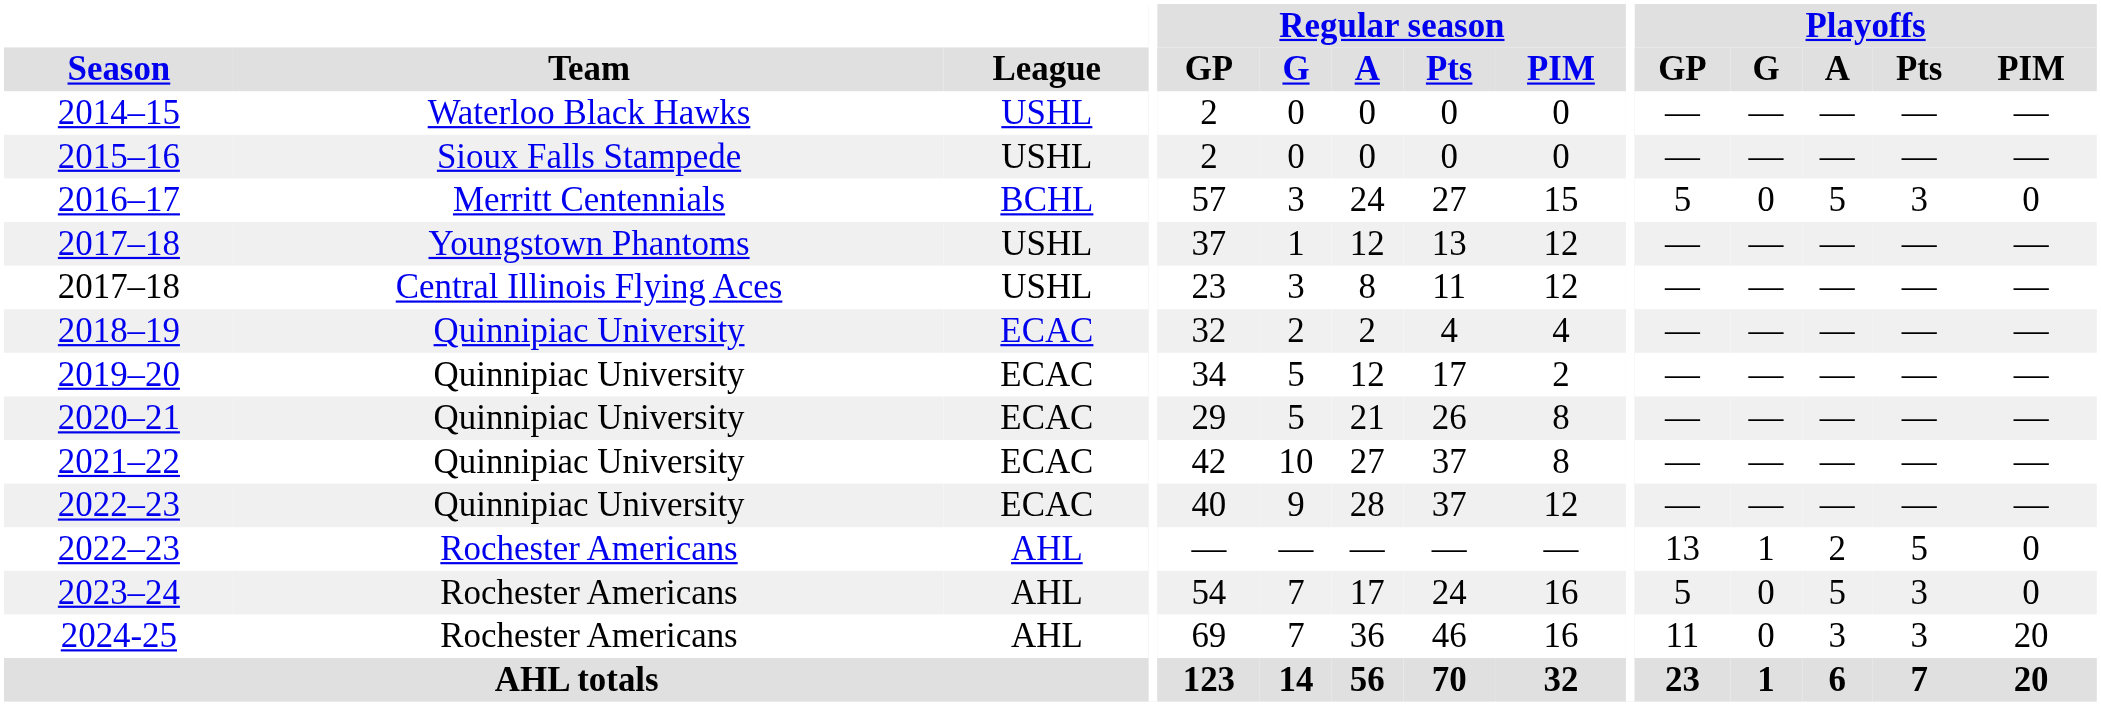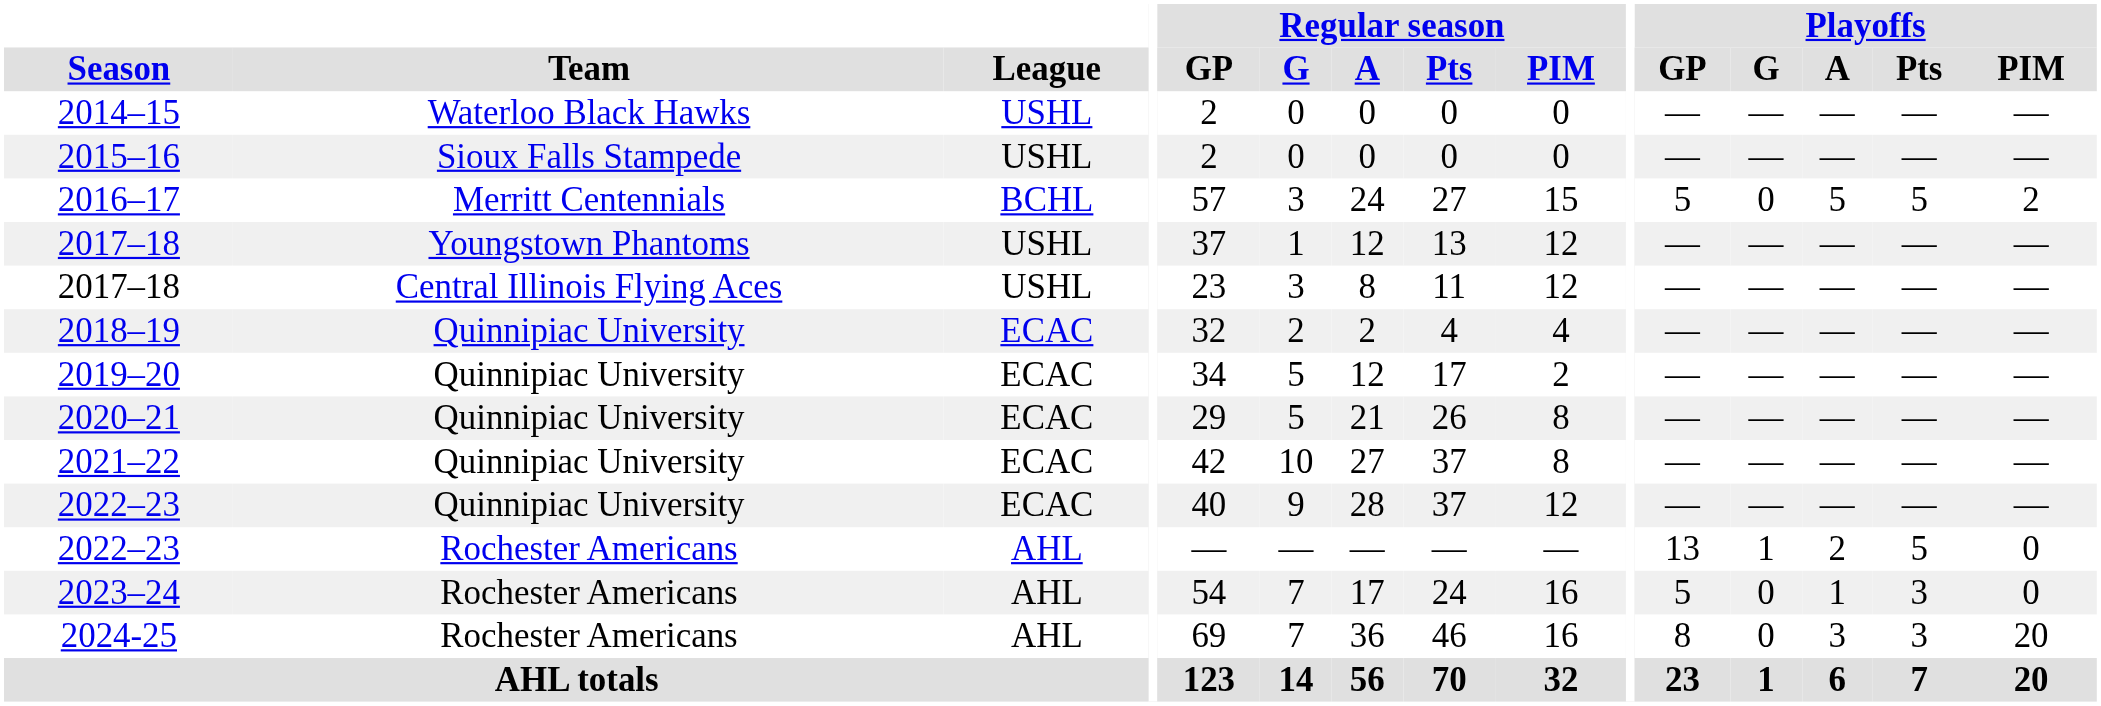(1919, 199) 3 -> (1919, 199) 5
(2031, 199) 0 -> (2031, 199) 2
(1837, 592) 5 -> (1837, 592) 1
(1682, 635) 11 -> (1682, 635) 8
